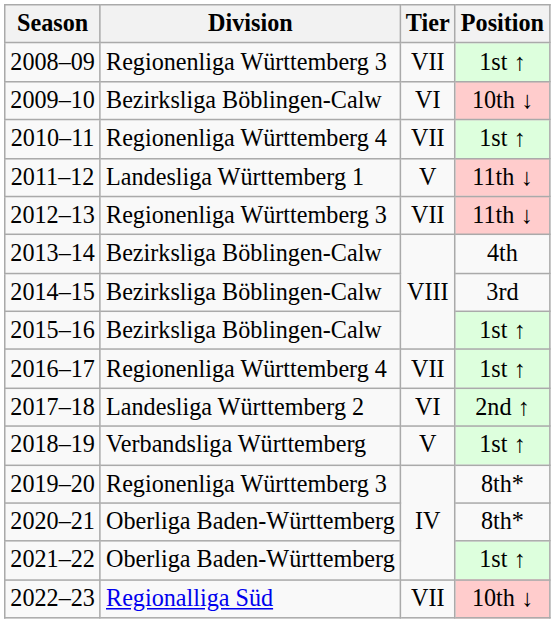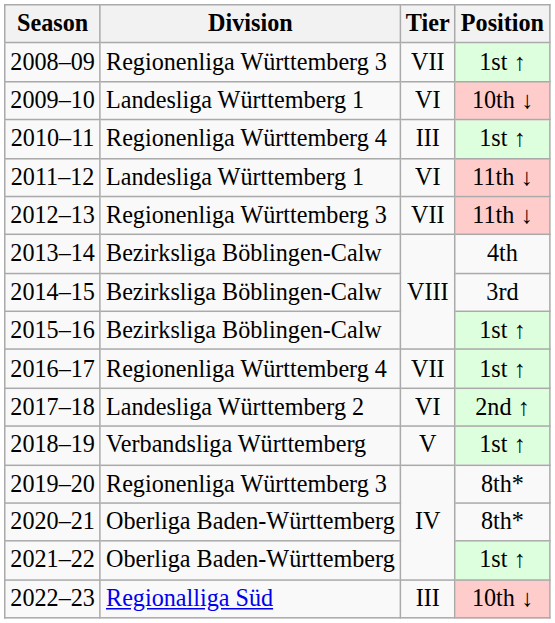(244, 100) Bezirksliga Böblingen-Calw -> (235, 100) Landesliga Württemberg 1
(428, 138) VII -> (428, 138) III
(428, 176) V -> (428, 176) VI
(428, 598) VII -> (428, 598) III
